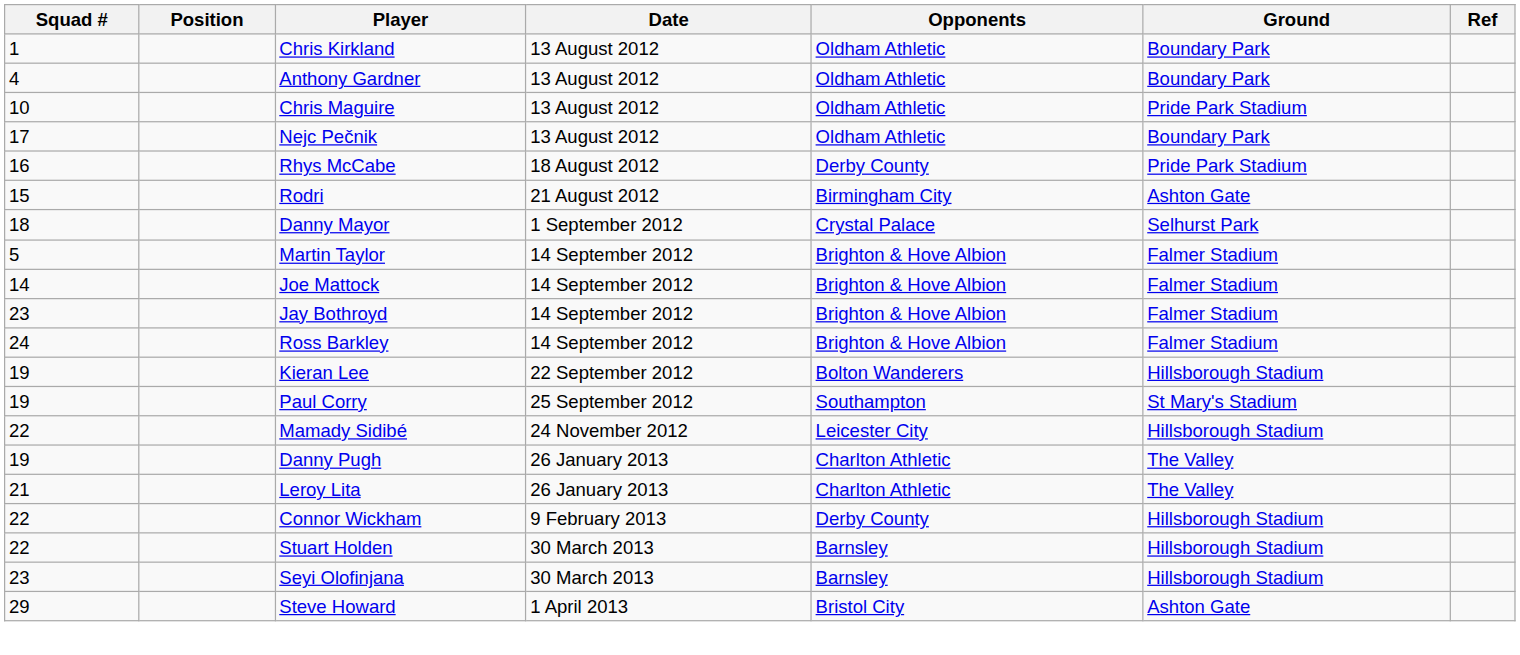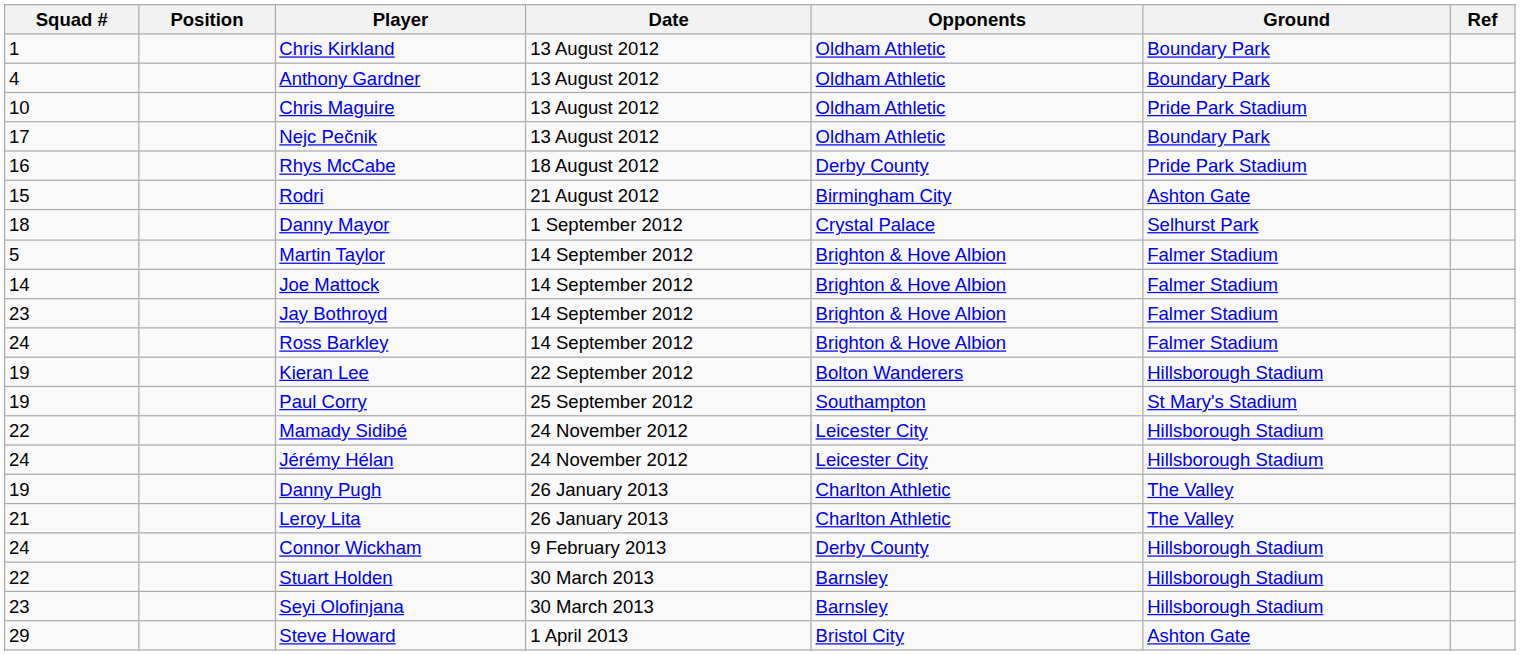+ row: (336, 460)
(19, 519) 22 -> (19, 548) 24
